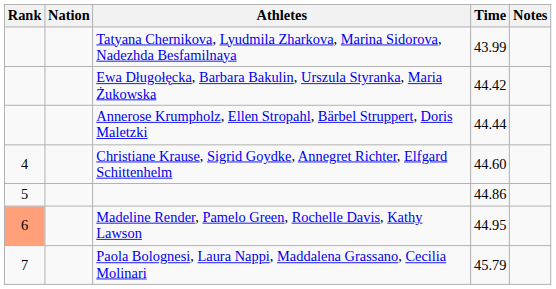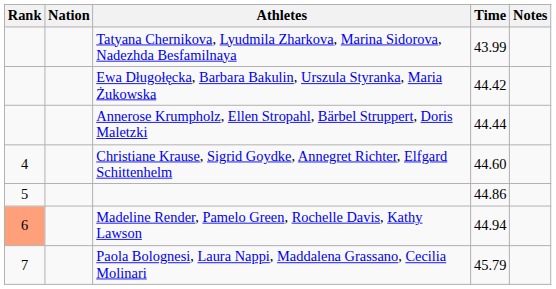(490, 225) 44.95 -> (490, 225) 44.94
